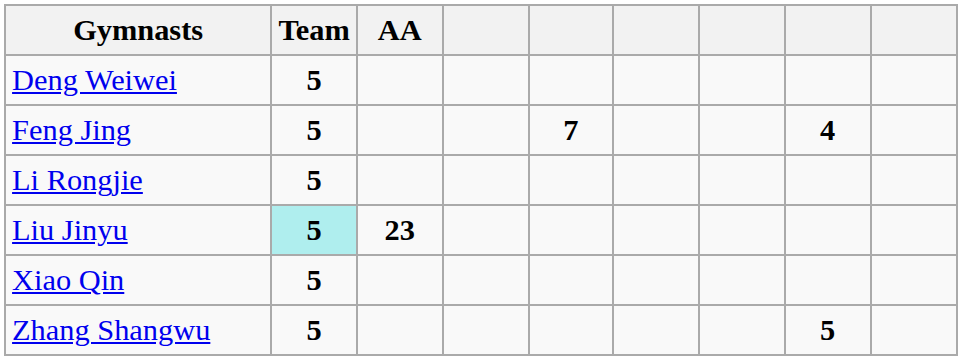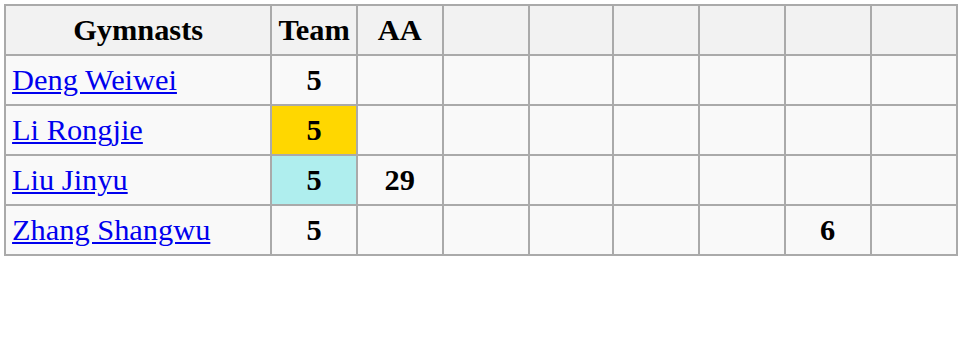- row: (72, 130)
(314, 180) no background -> (314, 130) gold background
(400, 230) 23 -> (400, 180) 29
- row: (68, 280)
(828, 330) 5 -> (828, 230) 6
